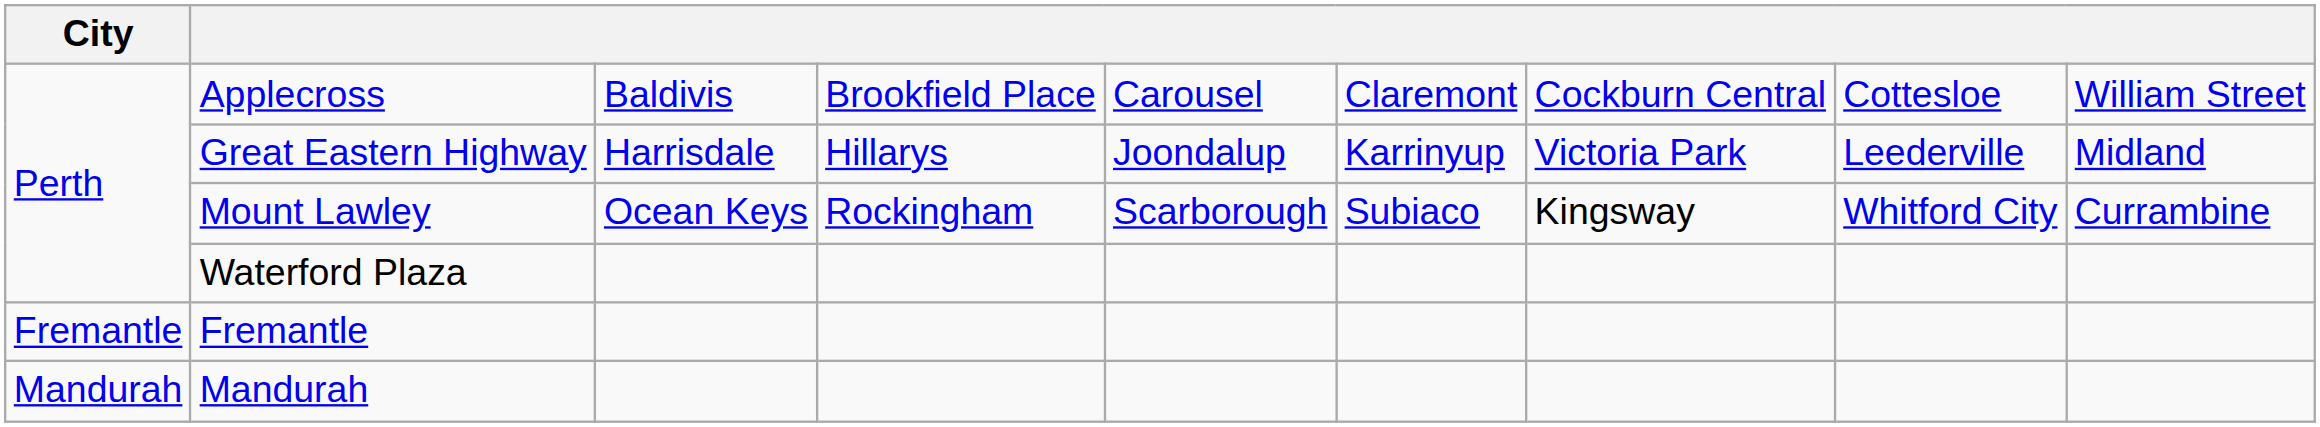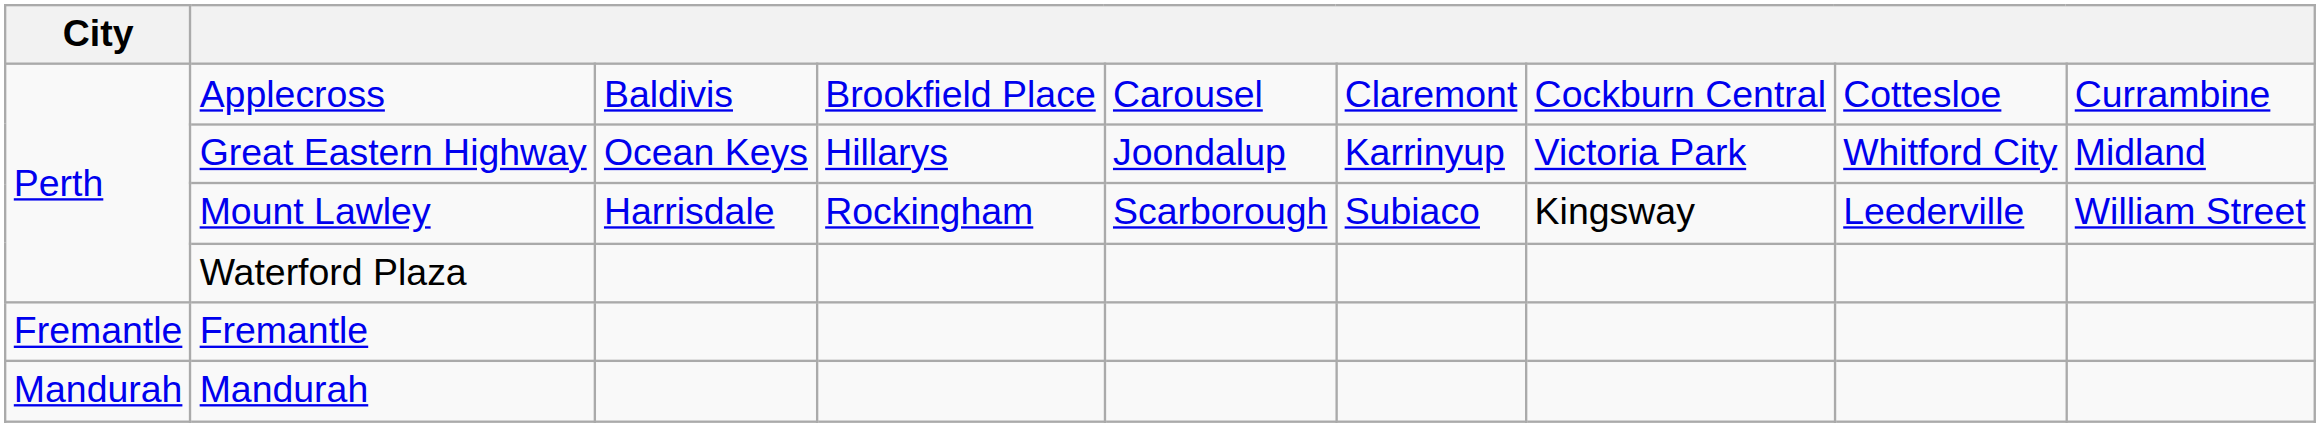(2190, 93) William Street -> (2173, 93) Currambine
(689, 152) Harrisdale -> (706, 152) Ocean Keys
(1934, 152) Leederville -> (1950, 152) Whitford City
(706, 212) Ocean Keys -> (689, 212) Harrisdale
(1950, 212) Whitford City -> (1934, 212) Leederville
(2173, 212) Currambine -> (2190, 212) William Street
